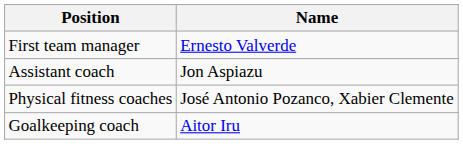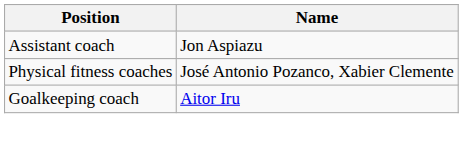- row: (74, 44)
